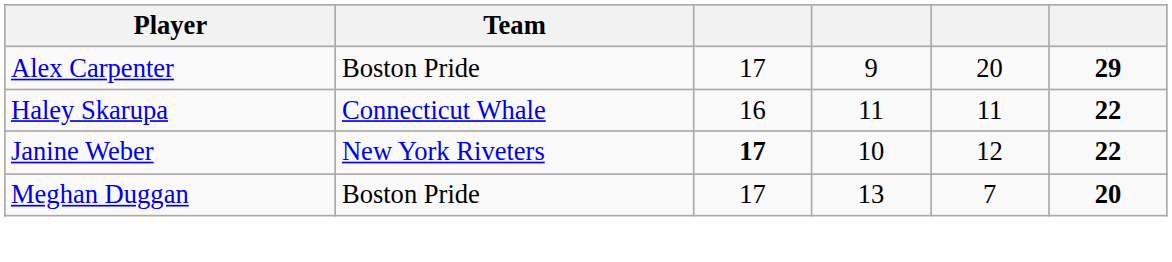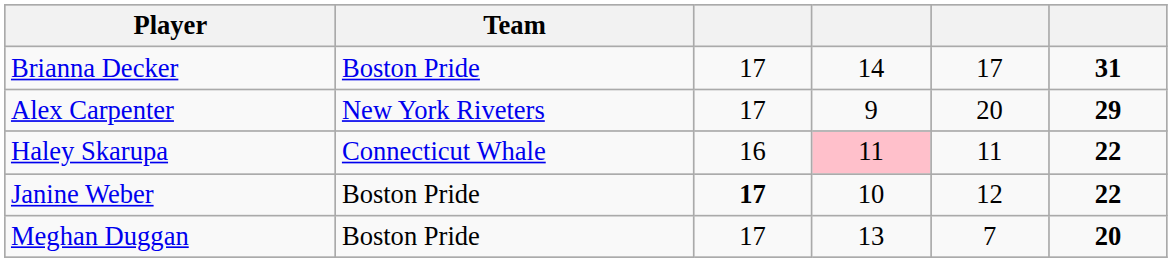+ row: (95, 67)
(411, 67) Boston Pride -> (443, 109) New York Riveters
(871, 109) no background -> (871, 151) pink background
(443, 151) New York Riveters -> (411, 194) Boston Pride
